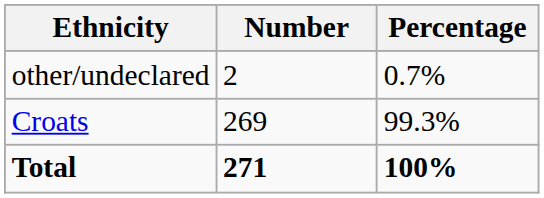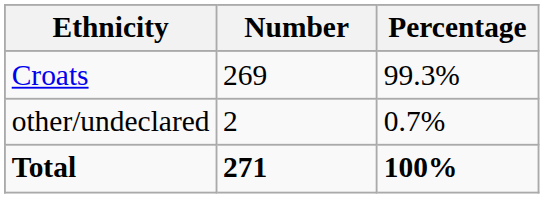rows swapped: (50, 121) <-> (111, 74)
